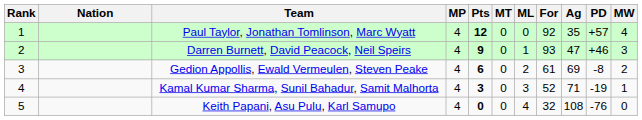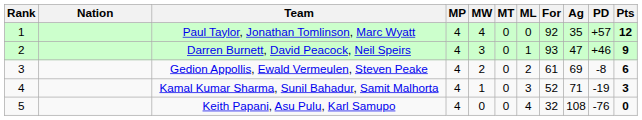columns swapped: (624, 13) <-> (481, 13)
